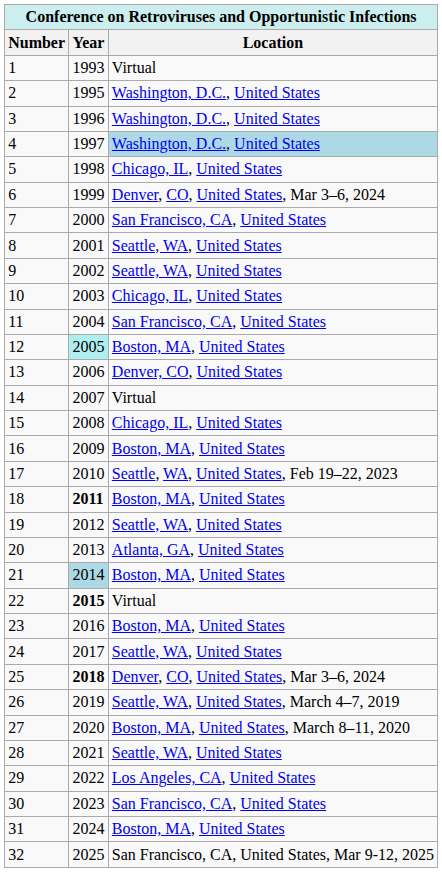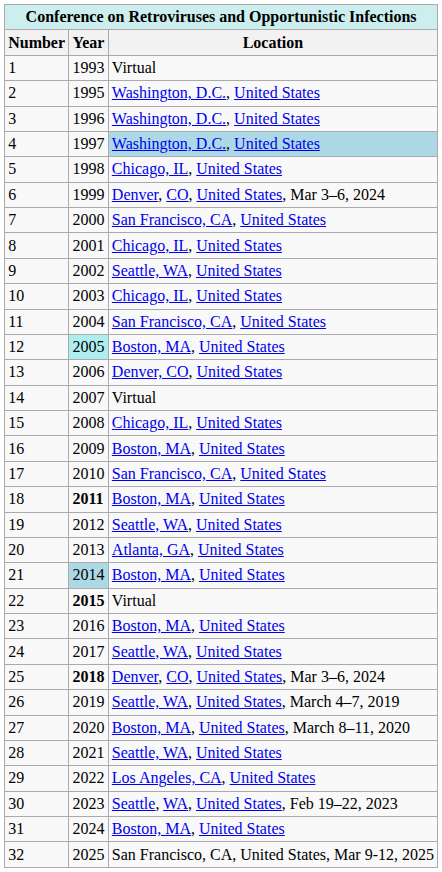(197, 245) Seattle, WA, United States -> (197, 245) Chicago, IL, United States
(255, 473) Seattle, WA, United States, Feb 19–22, 2023 -> (219, 473) San Francisco, CA, United States
(219, 803) San Francisco, CA, United States -> (255, 803) Seattle, WA, United States, Feb 19–22, 2023
